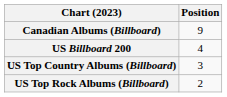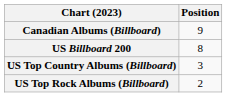(200, 48) 4 -> (200, 48) 8
